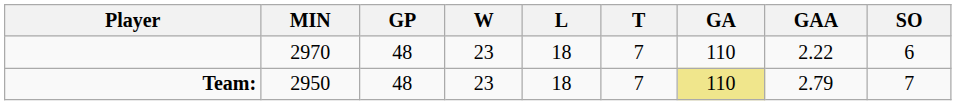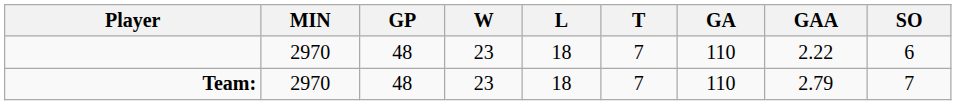(310, 83) 2950 -> (310, 83) 2970
(721, 83) khaki background -> (721, 83) no background
